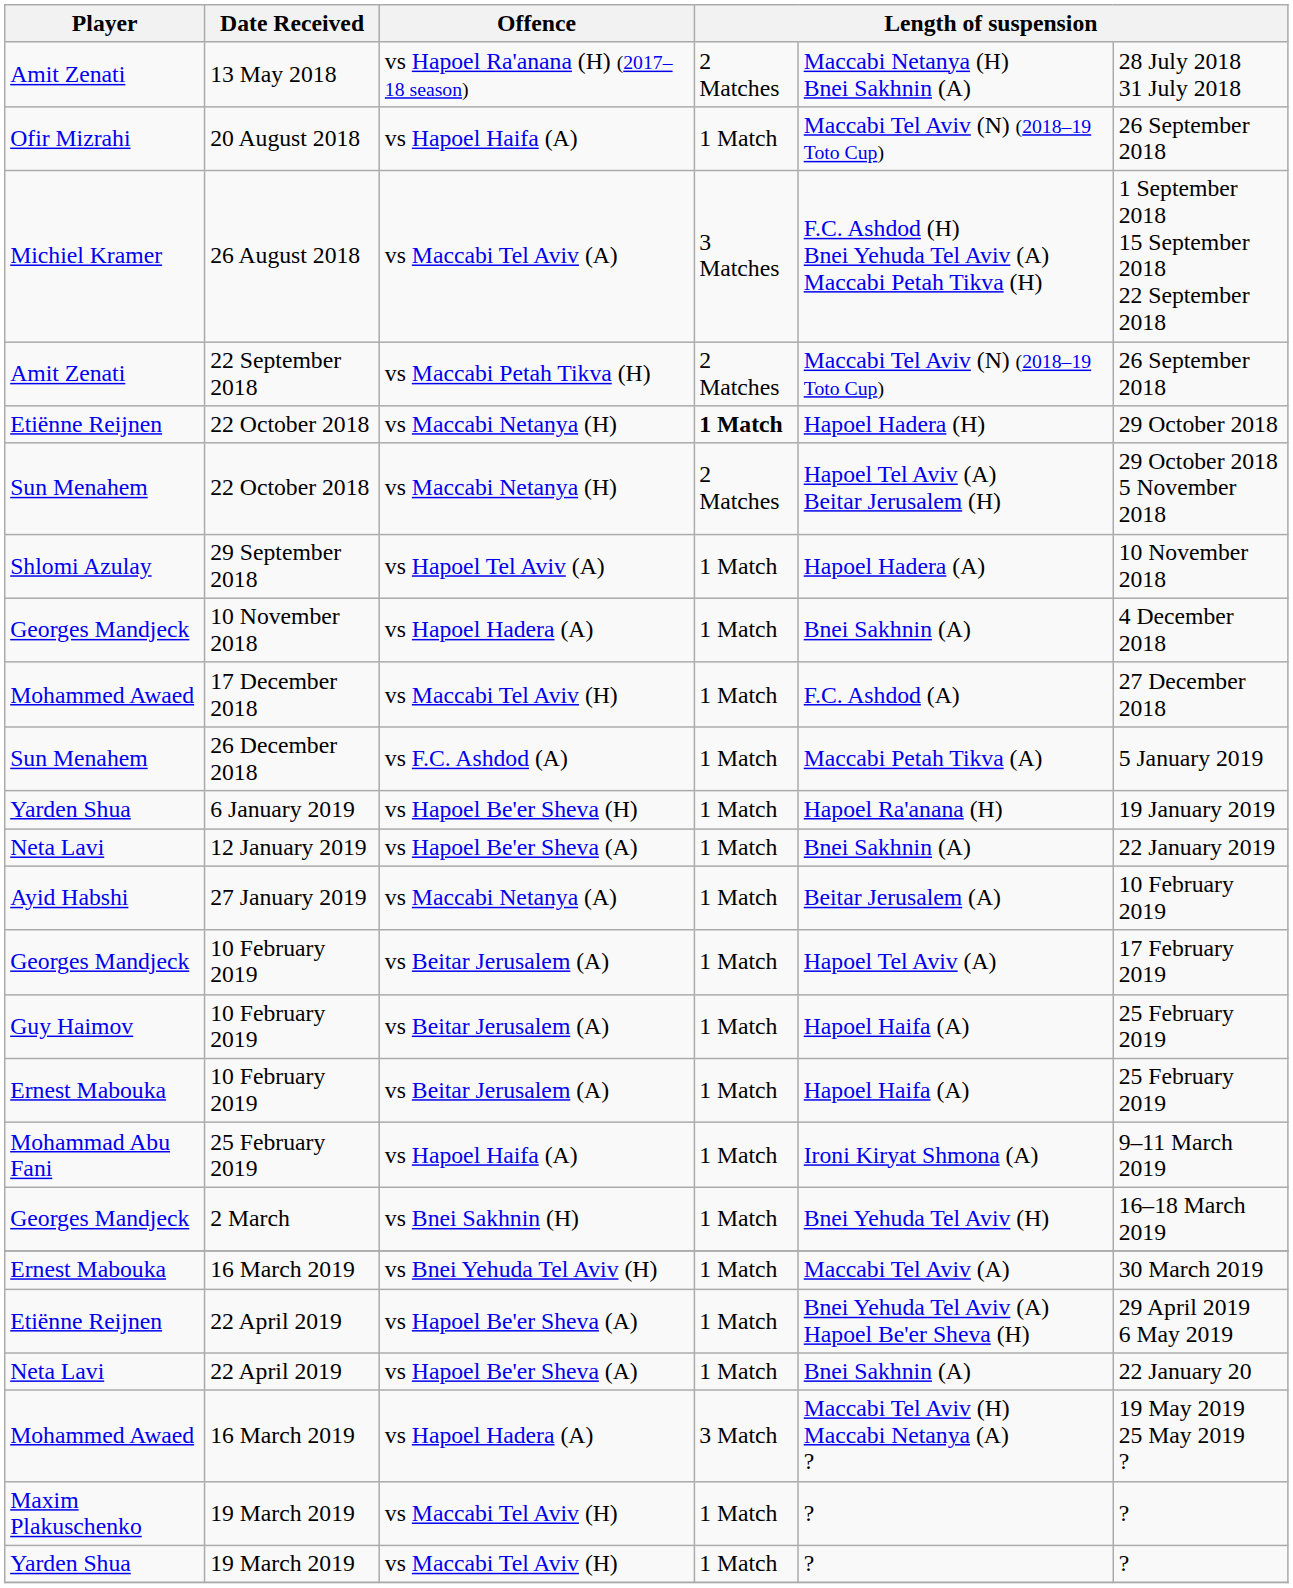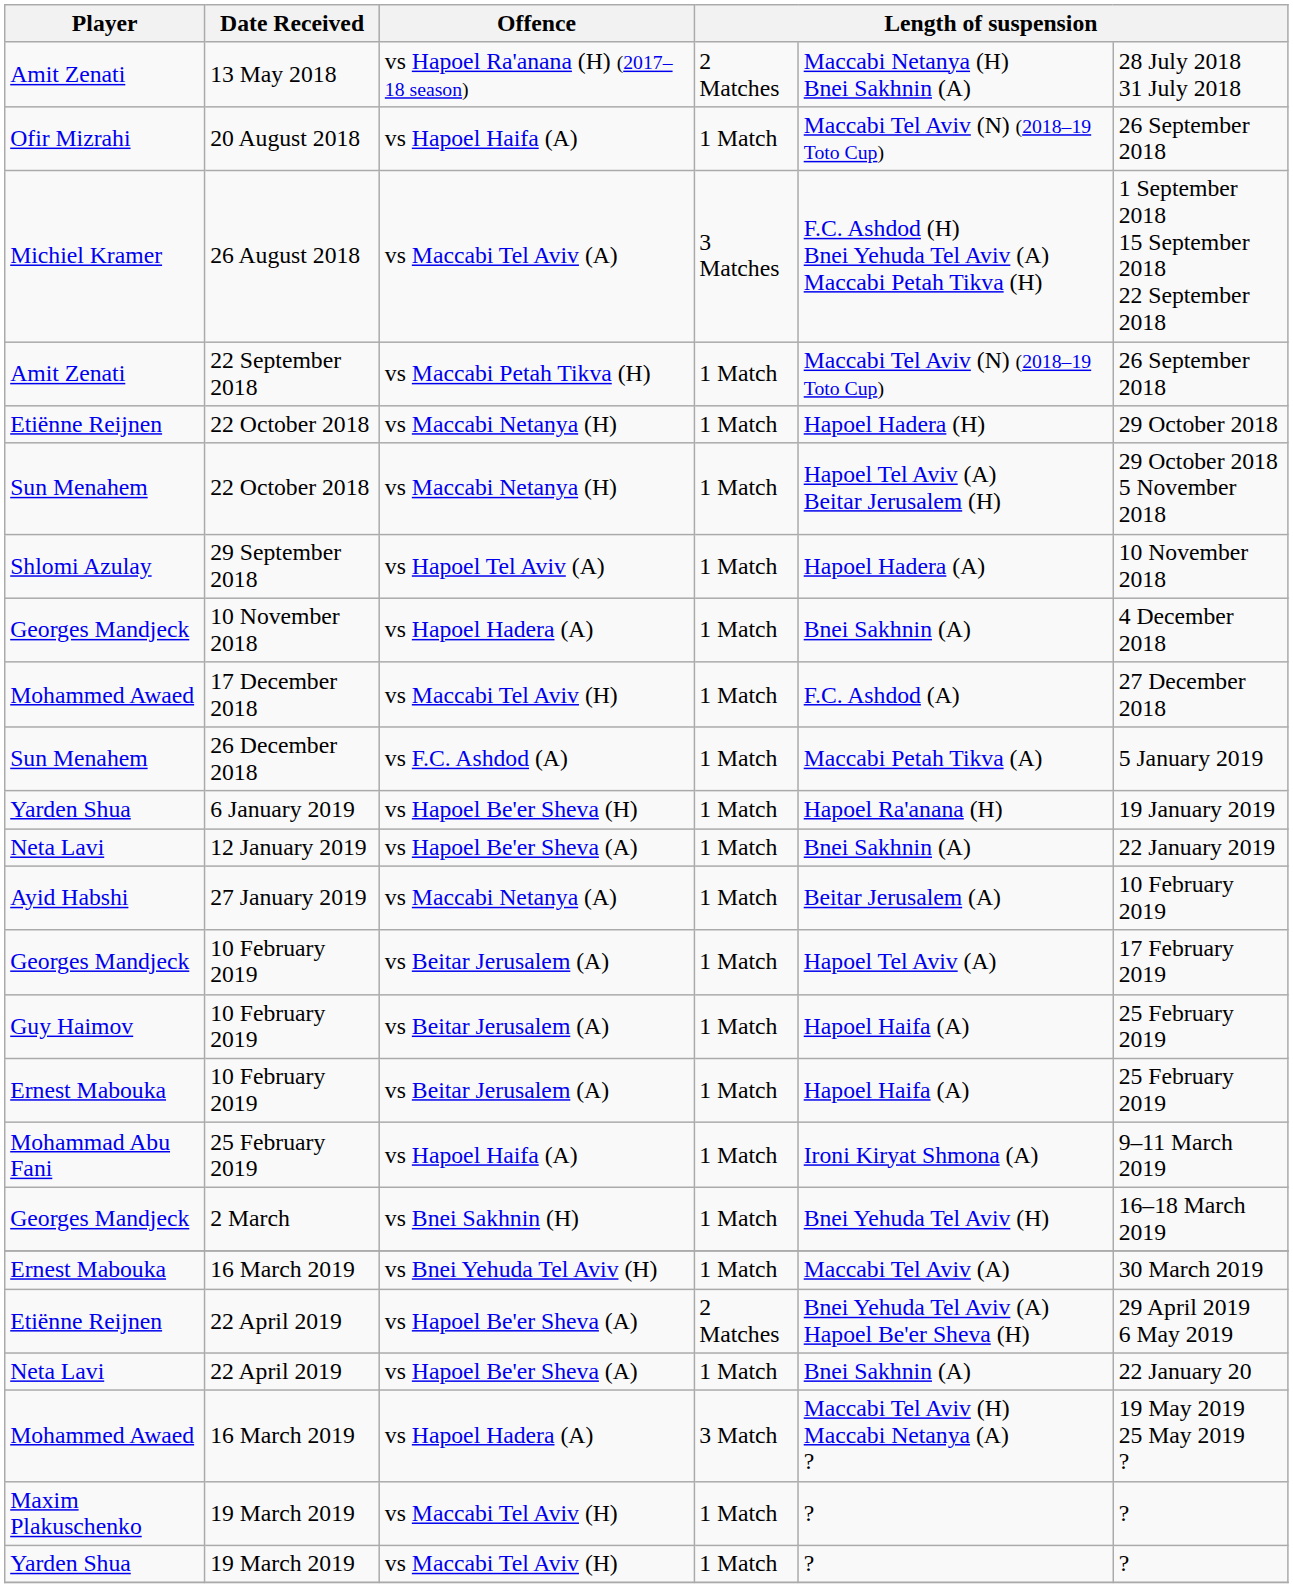(739, 373) 2 Matches -> (738, 373) 1 Match
(741, 424) bold -> (738, 424) normal
(739, 488) 2 Matches -> (738, 488) 1 Match
(738, 1320) 1 Match -> (739, 1320) 2 Matches
